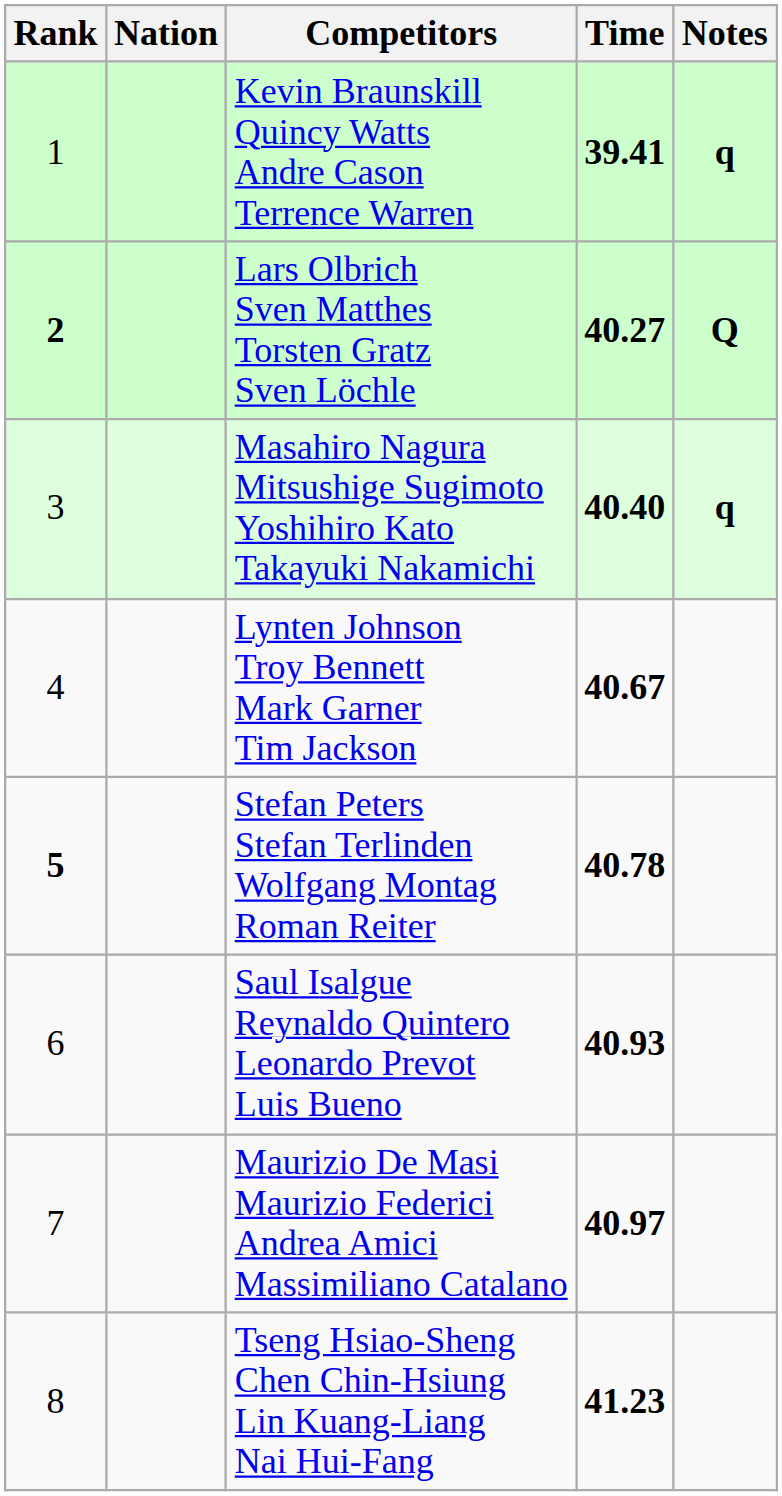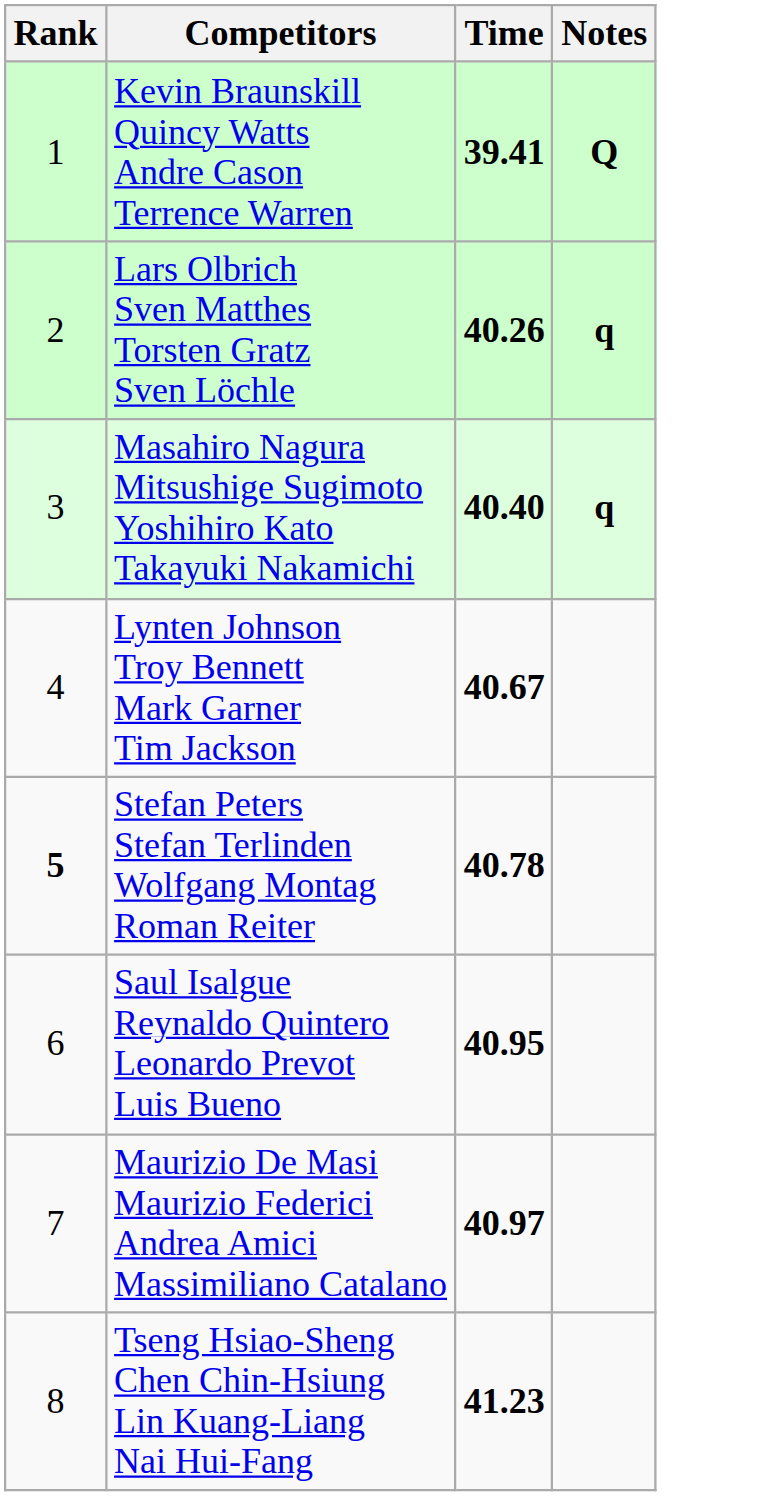- column: (166, 33)
(725, 150) q -> (604, 150) Q
(55, 329) bold -> (55, 329) normal
(625, 329) 40.27 -> (504, 329) 40.26
(725, 329) Q -> (604, 329) q
(625, 1043) 40.93 -> (504, 1043) 40.95
